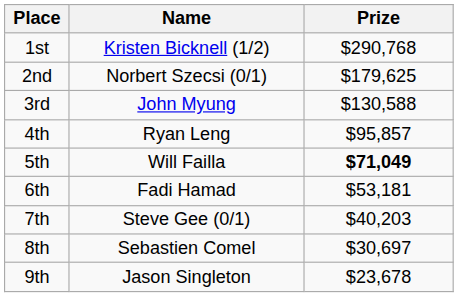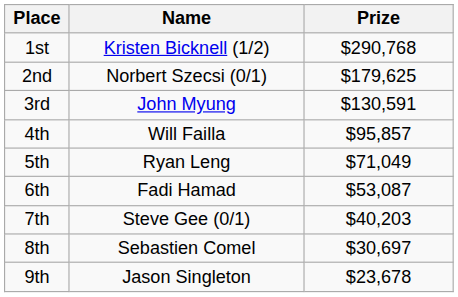(379, 104) $130,588 -> (379, 104) $130,591
(187, 133) Ryan Leng -> (187, 133) Will Failla
(187, 162) Will Failla -> (187, 162) Ryan Leng
(379, 162) bold -> (379, 162) normal
(379, 190) $53,181 -> (379, 190) $53,087
